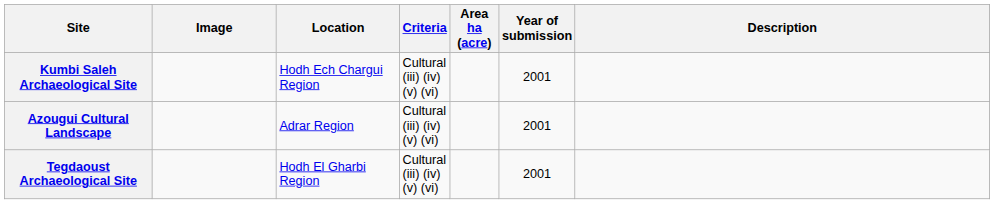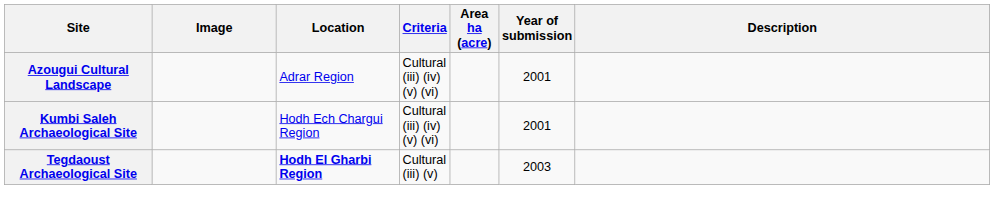rows swapped: (78, 125) <-> (78, 77)
(323, 174) normal -> (325, 167) bold
(424, 174) Cultural (iii) (iv) (v) (vi) -> (424, 167) Cultural (iii) (v)
(537, 174) 2001 -> (537, 167) 2003
